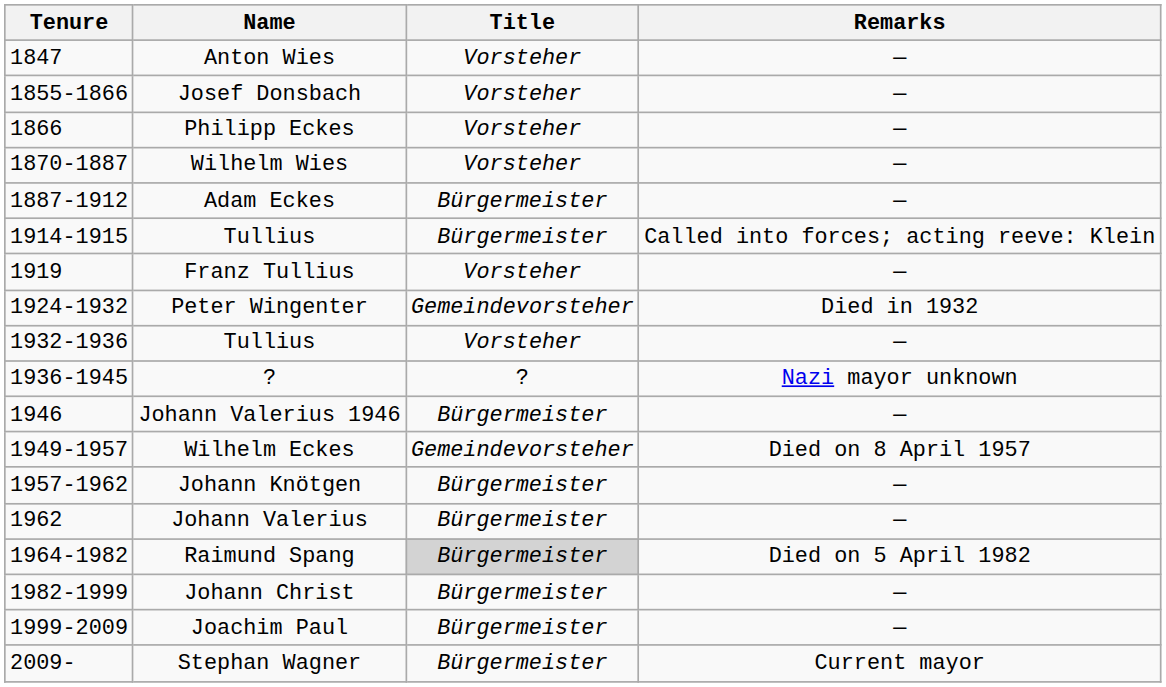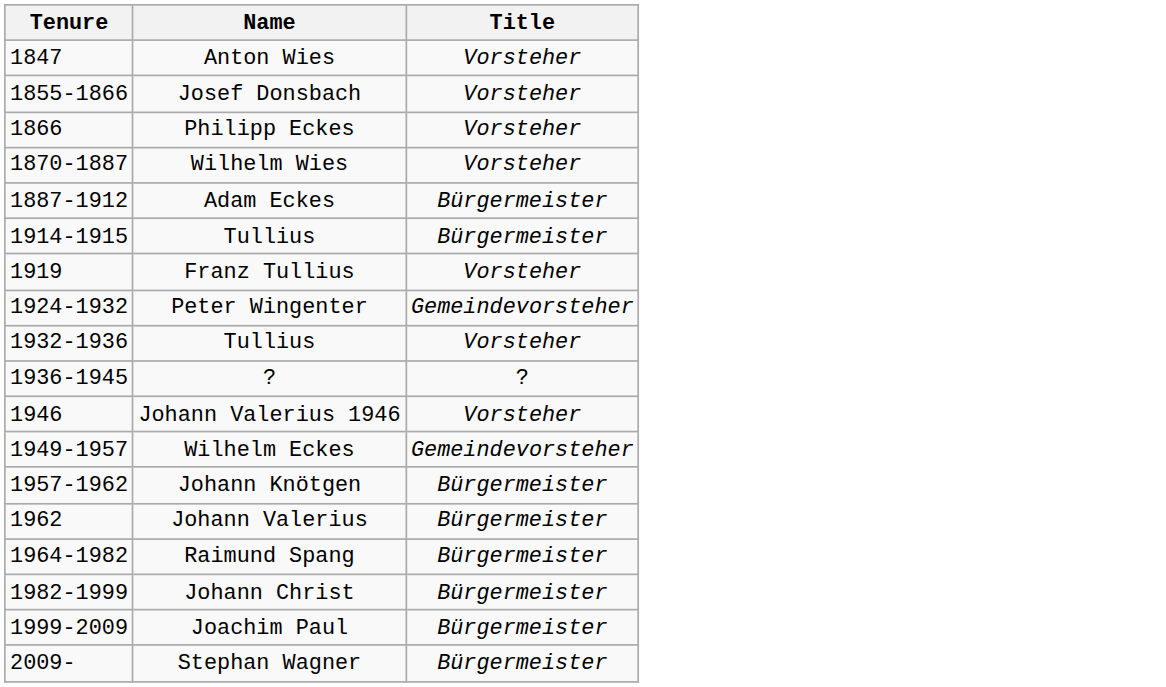- column: (900, 23)
(522, 414) Bürgermeister -> (522, 414) Vorsteher
(522, 557) lightgrey background -> (522, 557) no background
